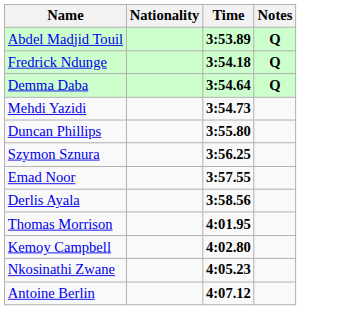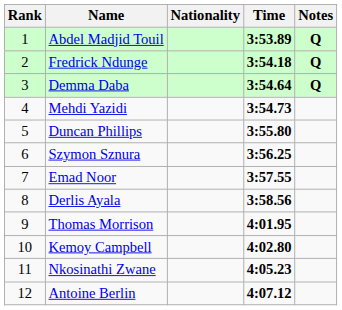+ column: (25, 16)
